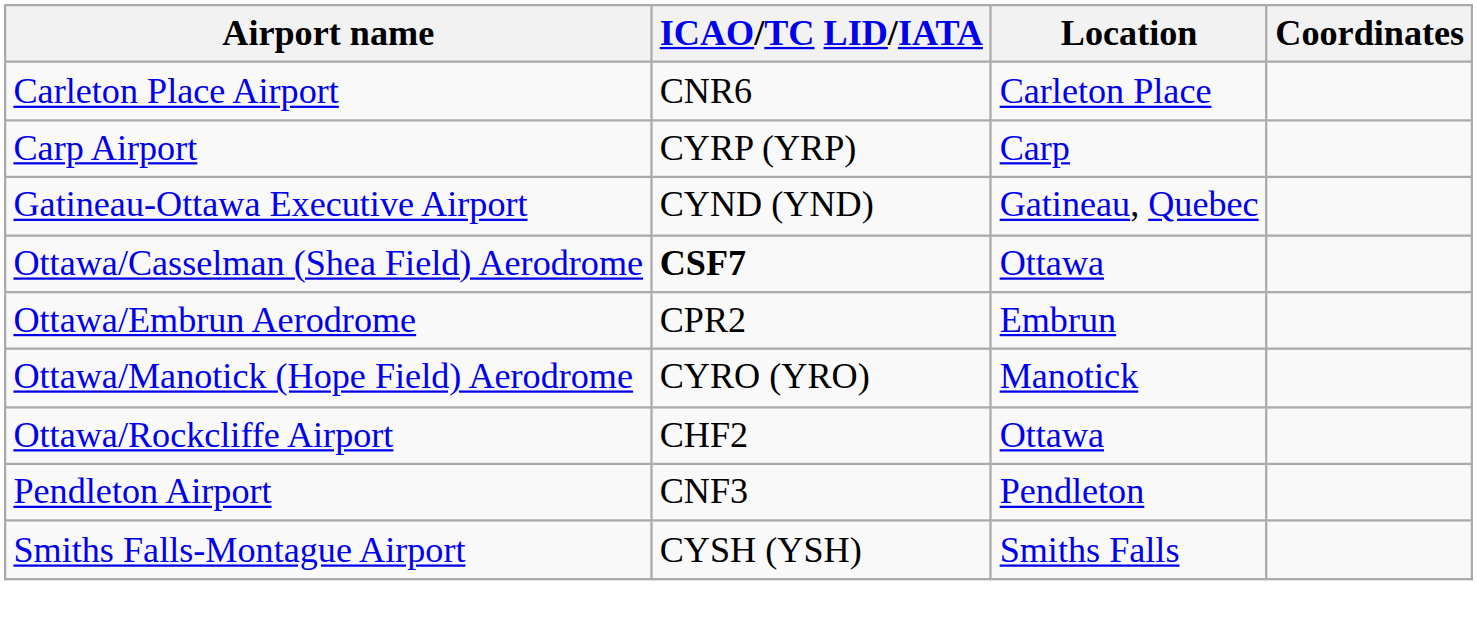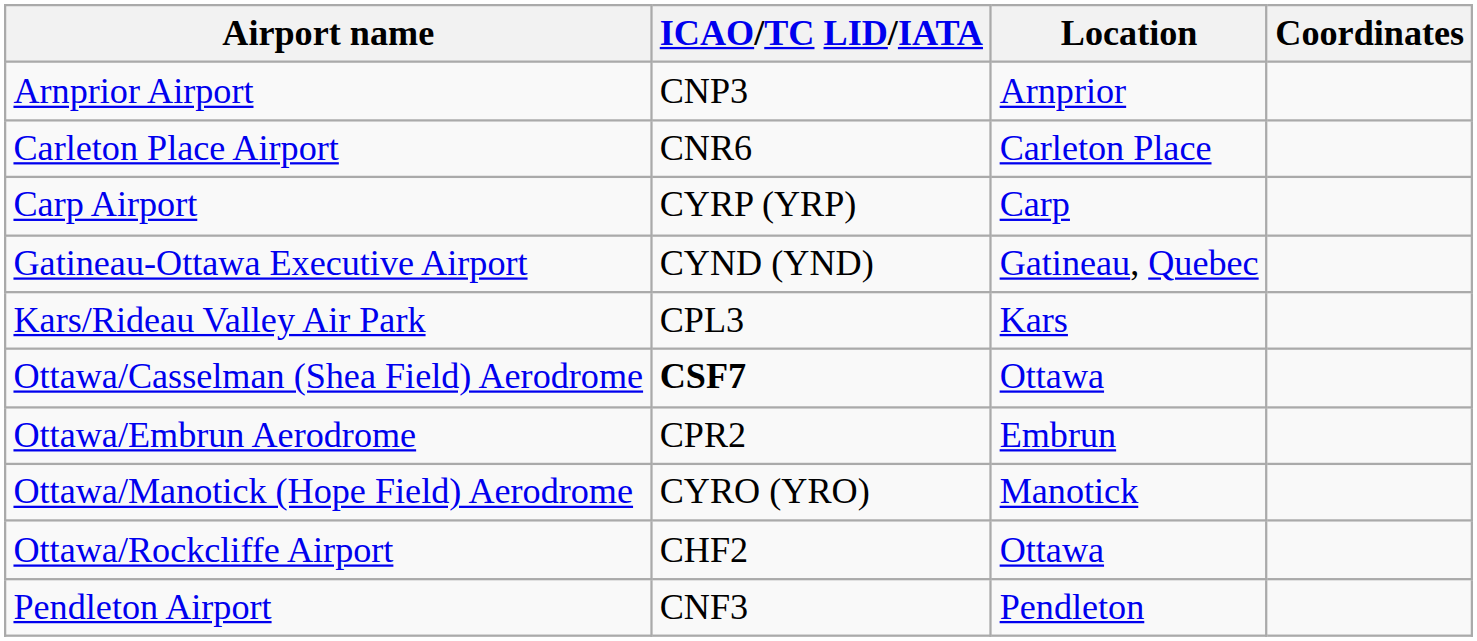+ row: (133, 90)
+ row: (220, 319)
- row: (239, 549)
